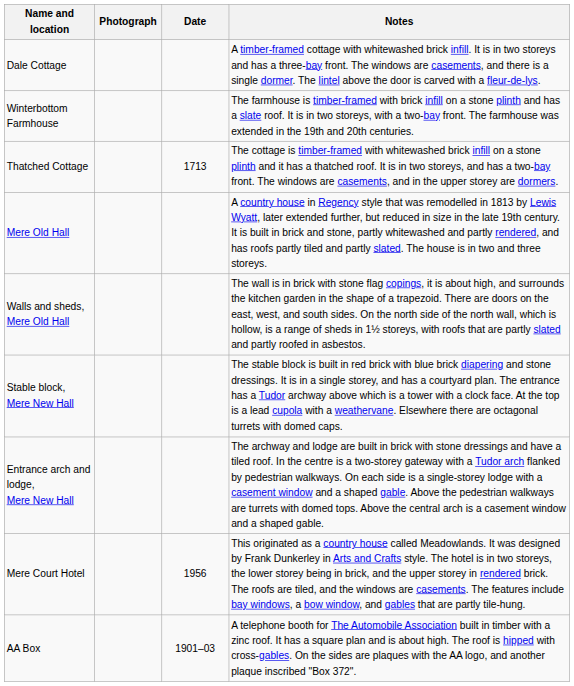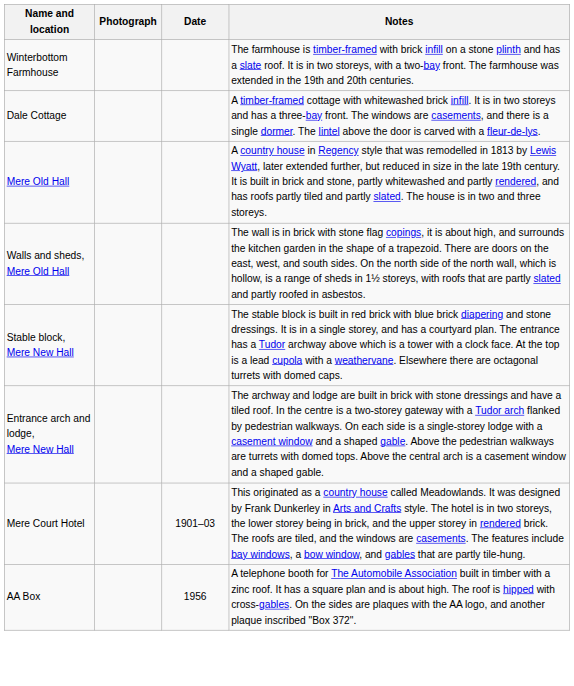rows swapped: (37, 65) <-> (37, 116)
- row: (47, 166)
(195, 574) 1956 -> (195, 523) 1901–03
(195, 648) 1901–03 -> (195, 597) 1956
